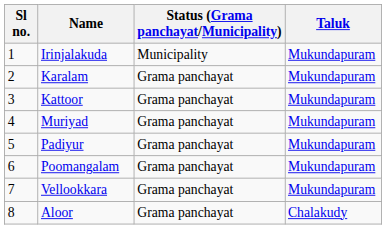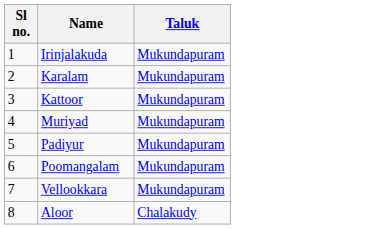- column: (210, 24)
